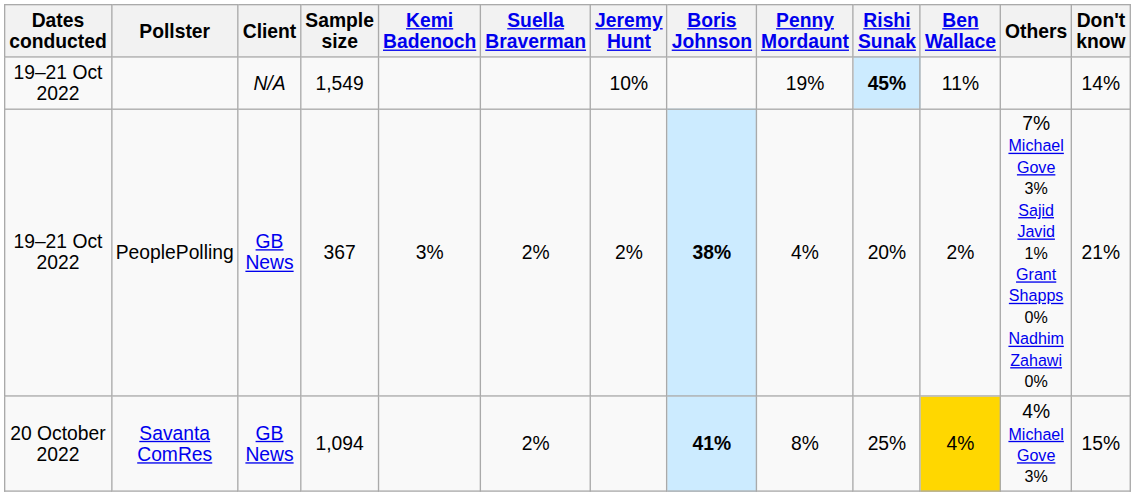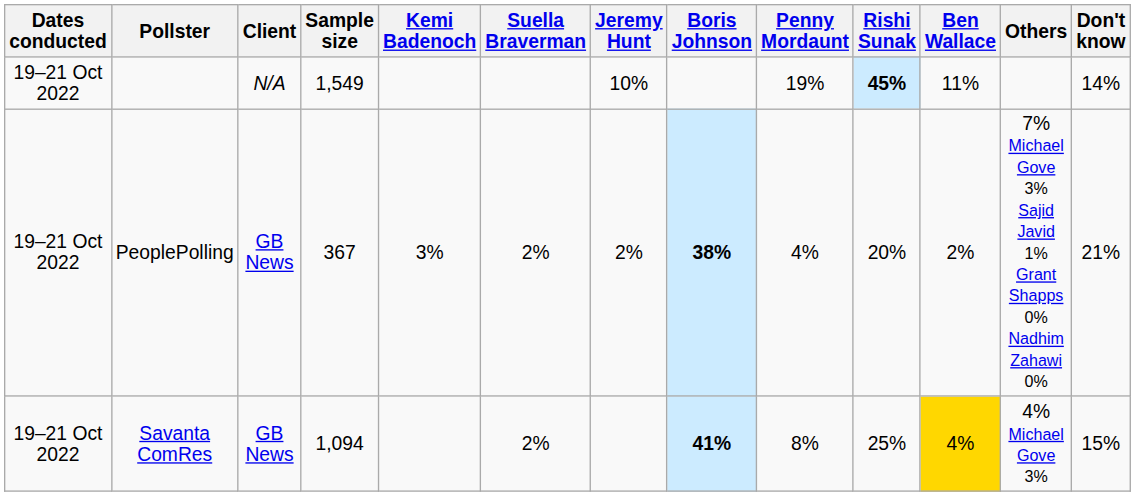(58, 444) 20 October 2022 -> (58, 444) 19–21 Oct 2022
